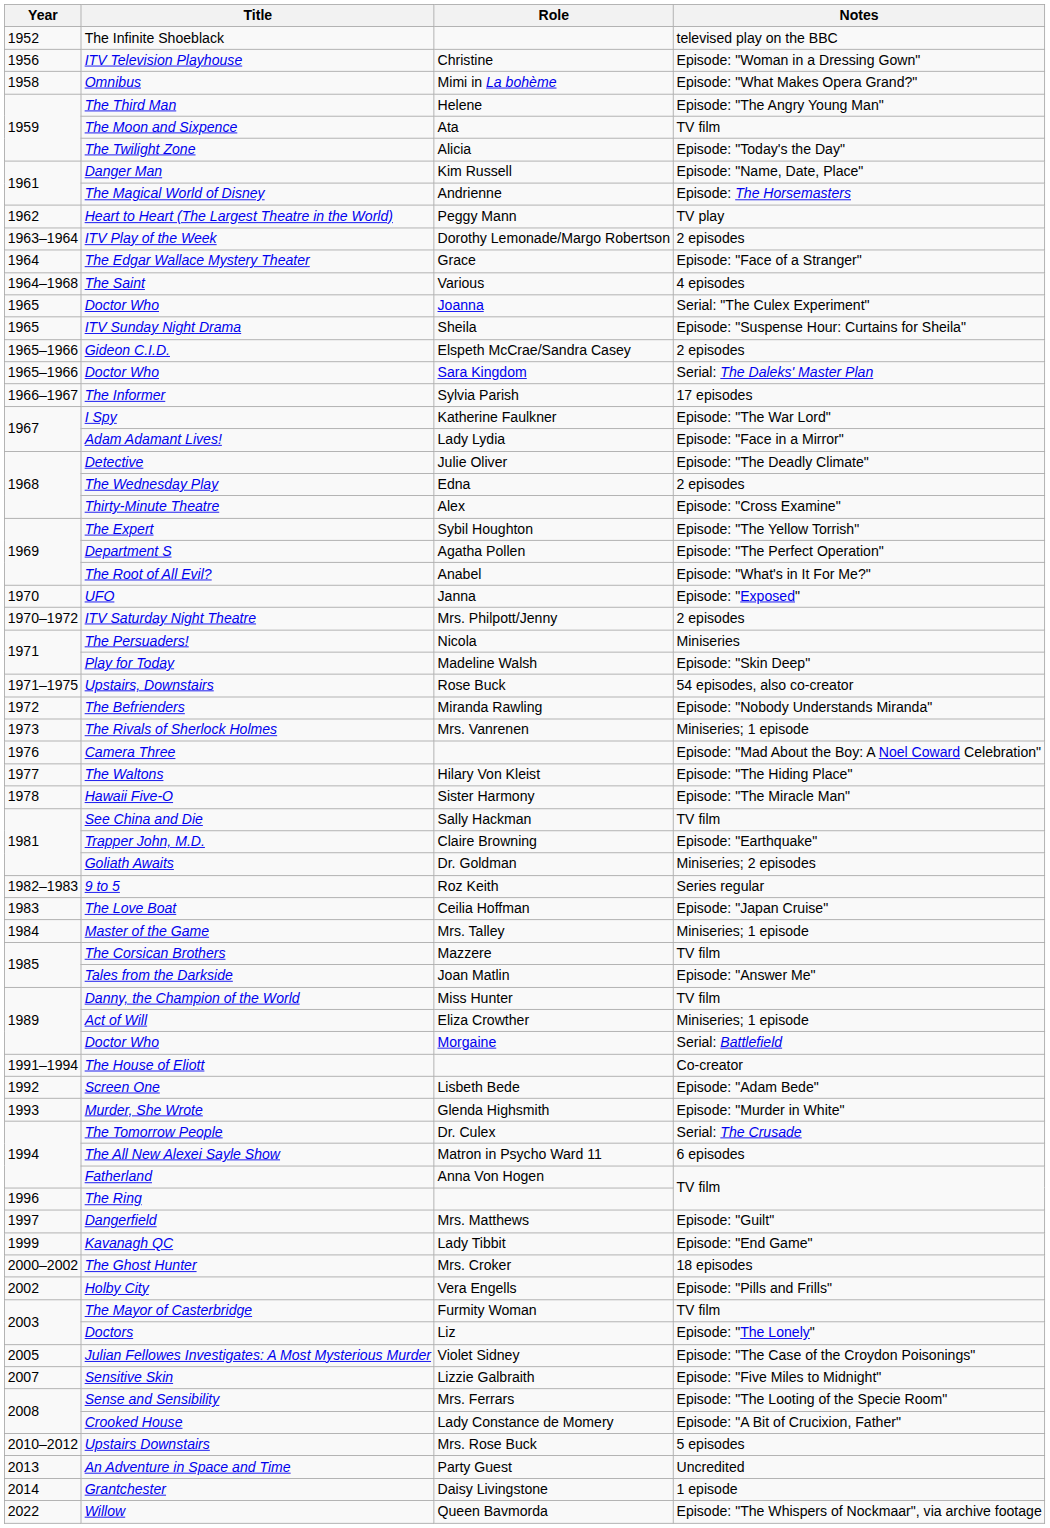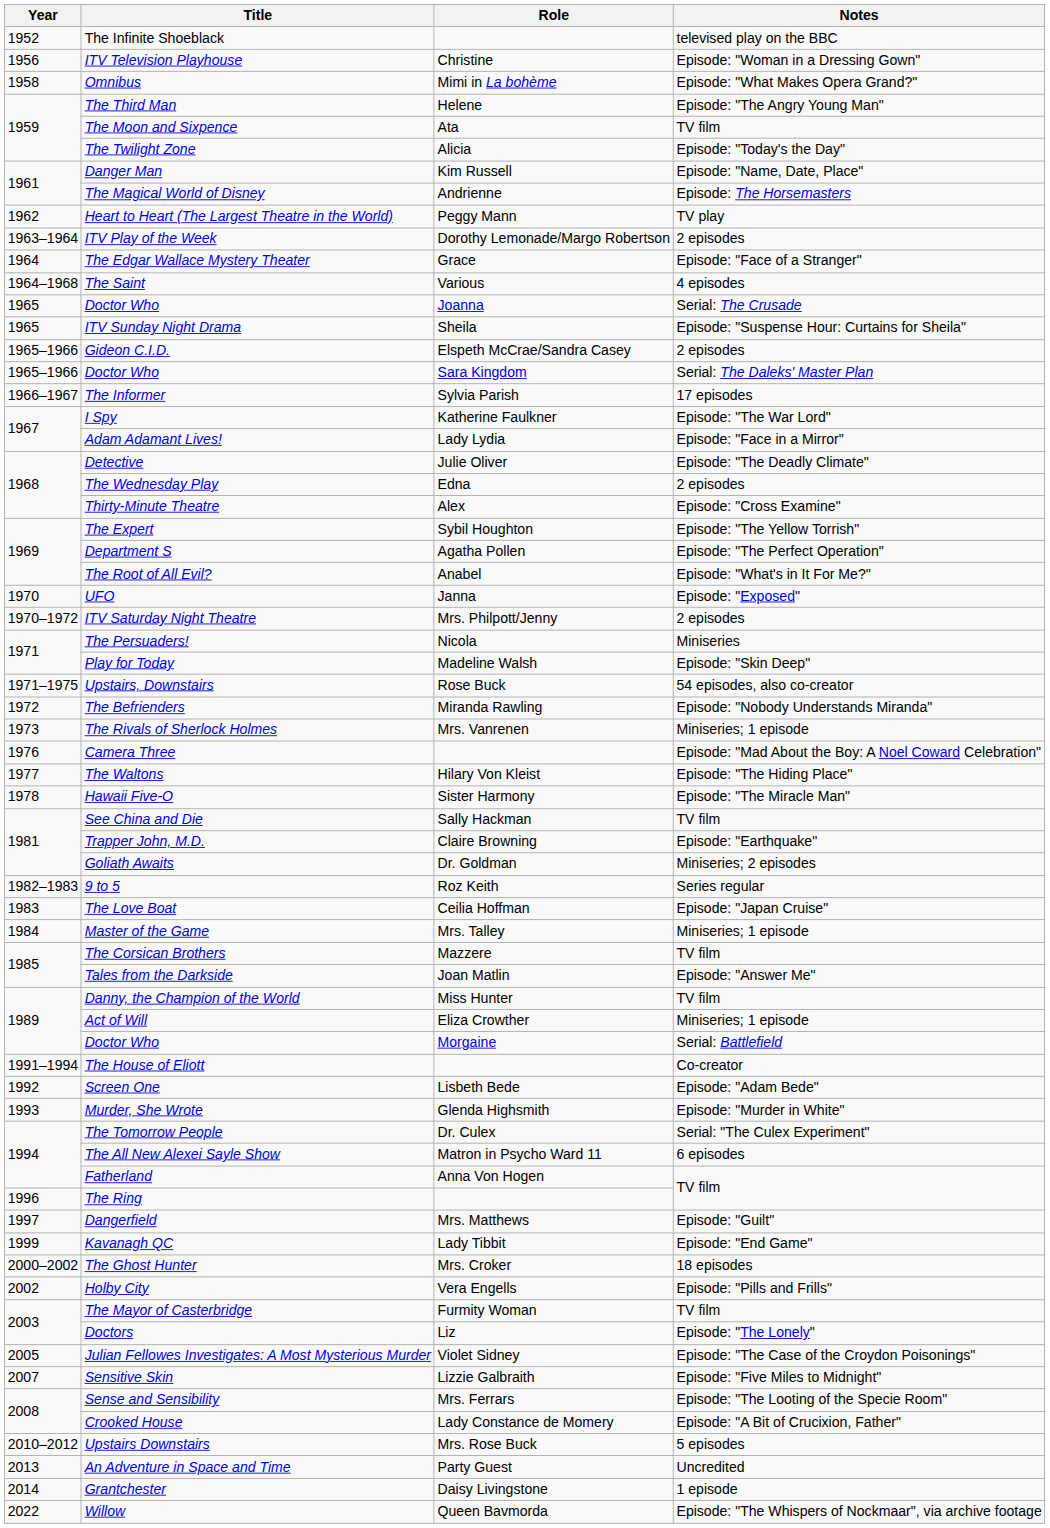(773, 305) Serial: "The Culex Experiment" -> (739, 305) Serial: The Crusade
(739, 1132) Serial: The Crusade -> (773, 1132) Serial: "The Culex Experiment"
